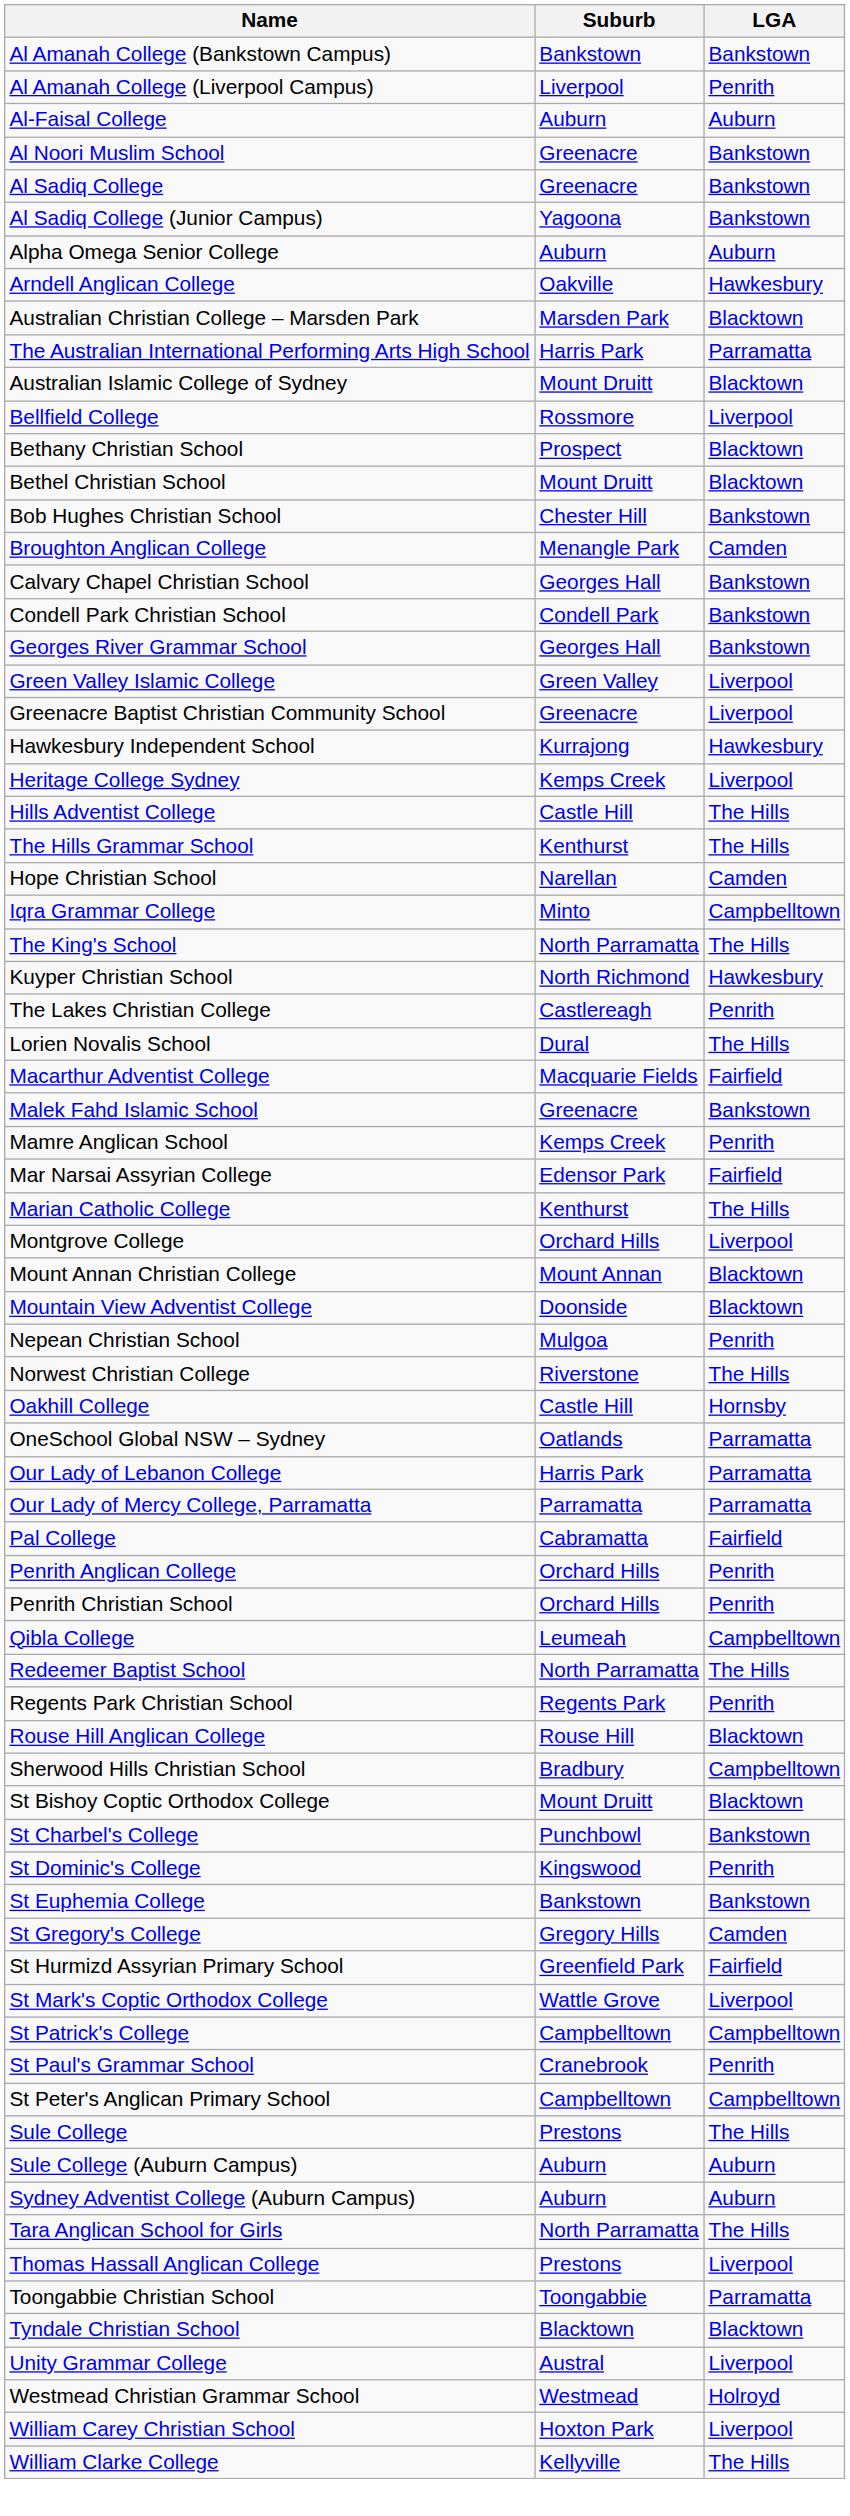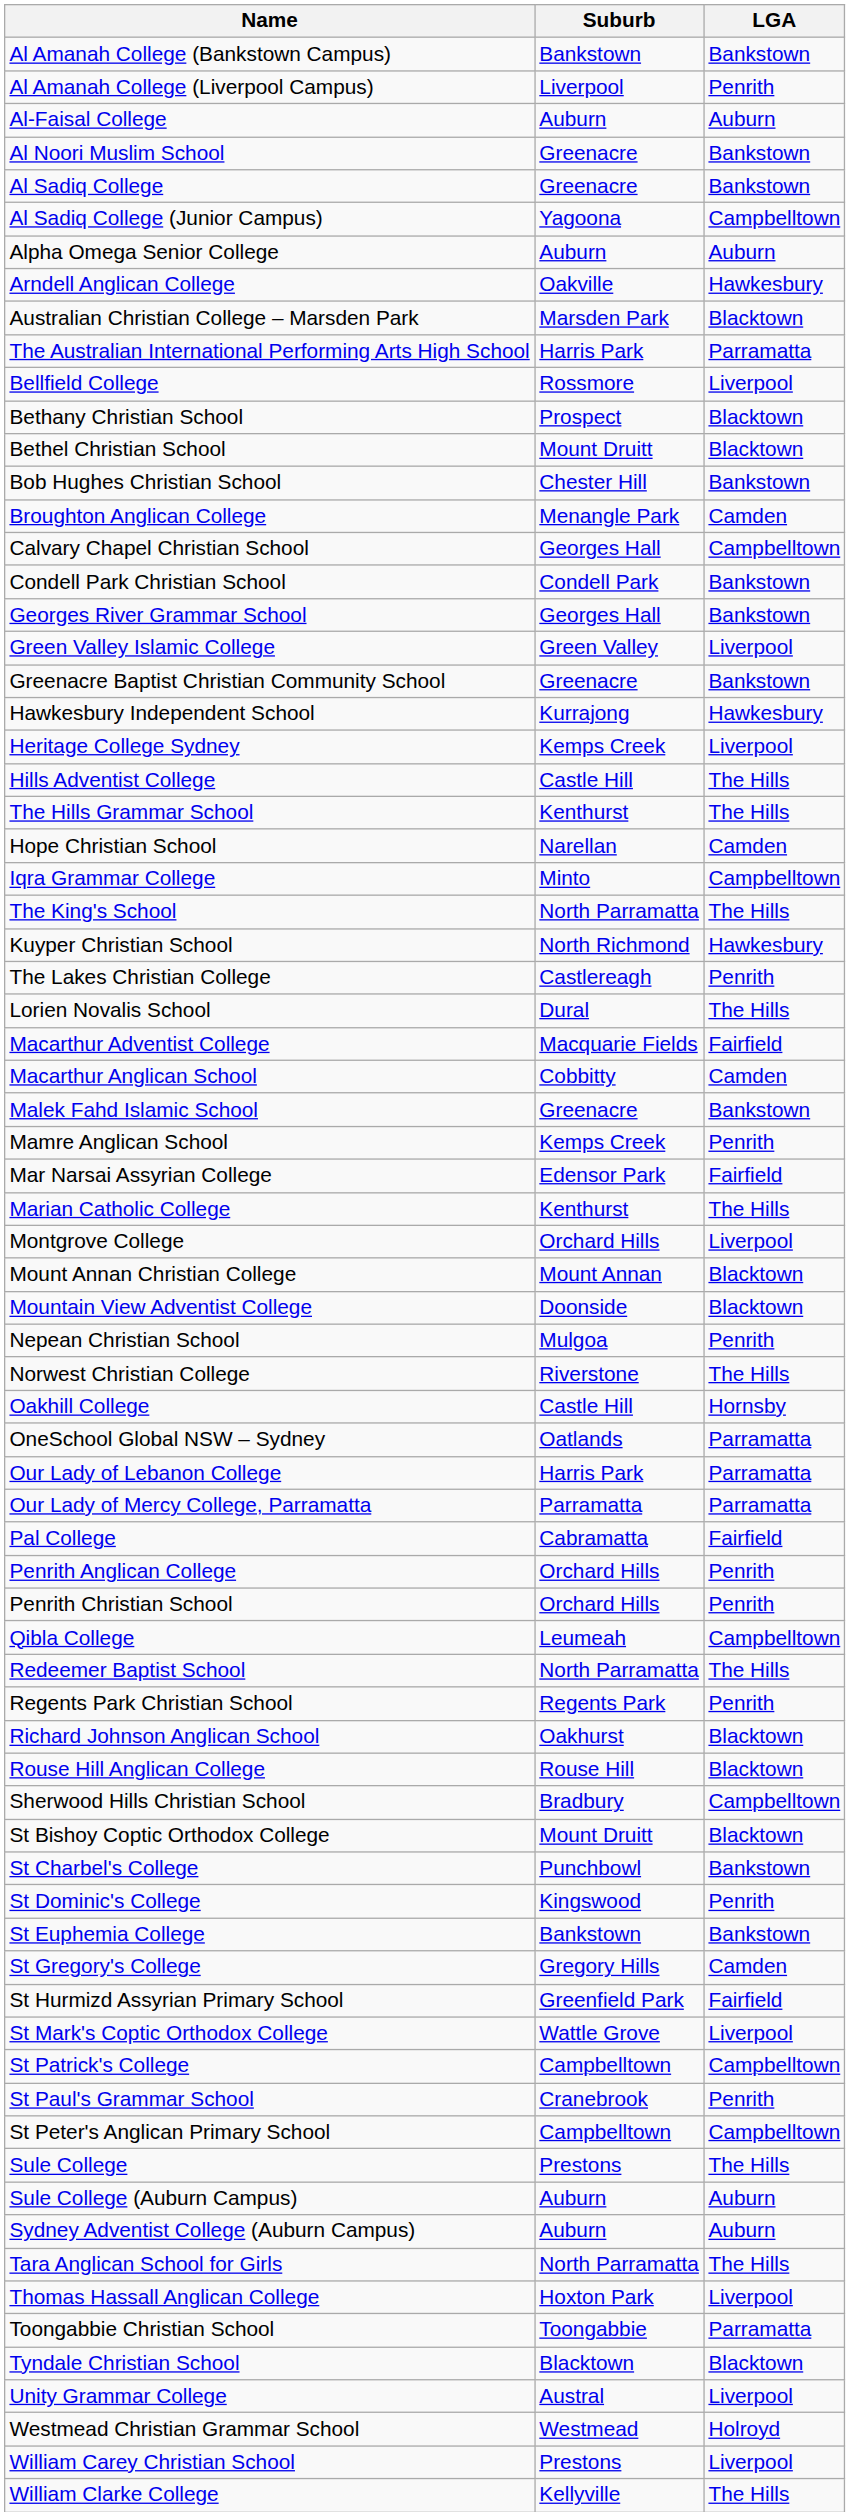(759, 218) Bankstown -> (774, 218) Campbelltown
- row: (178, 383)
(759, 581) Bankstown -> (774, 548) Campbelltown
(751, 713) Liverpool -> (759, 680) Bankstown
+ row: (133, 1076)
+ row: (164, 1736)
(580, 2264) Prestons -> (597, 2297) Hoxton Park
(597, 2429) Hoxton Park -> (580, 2462) Prestons
